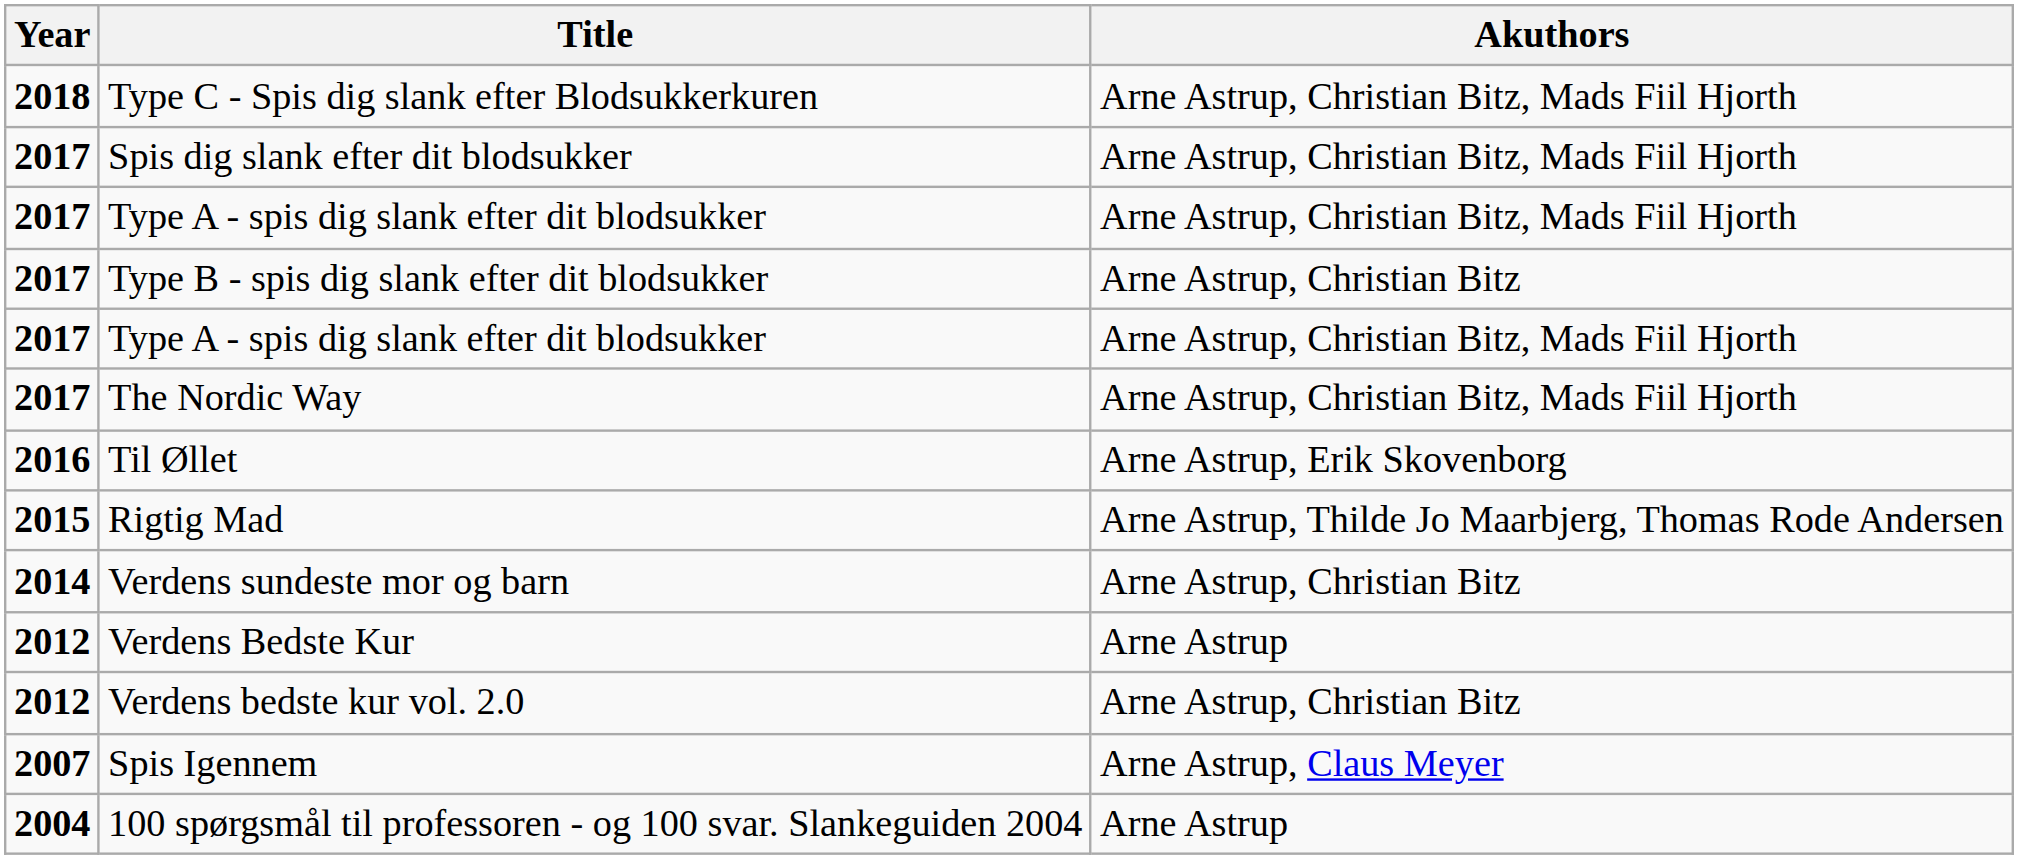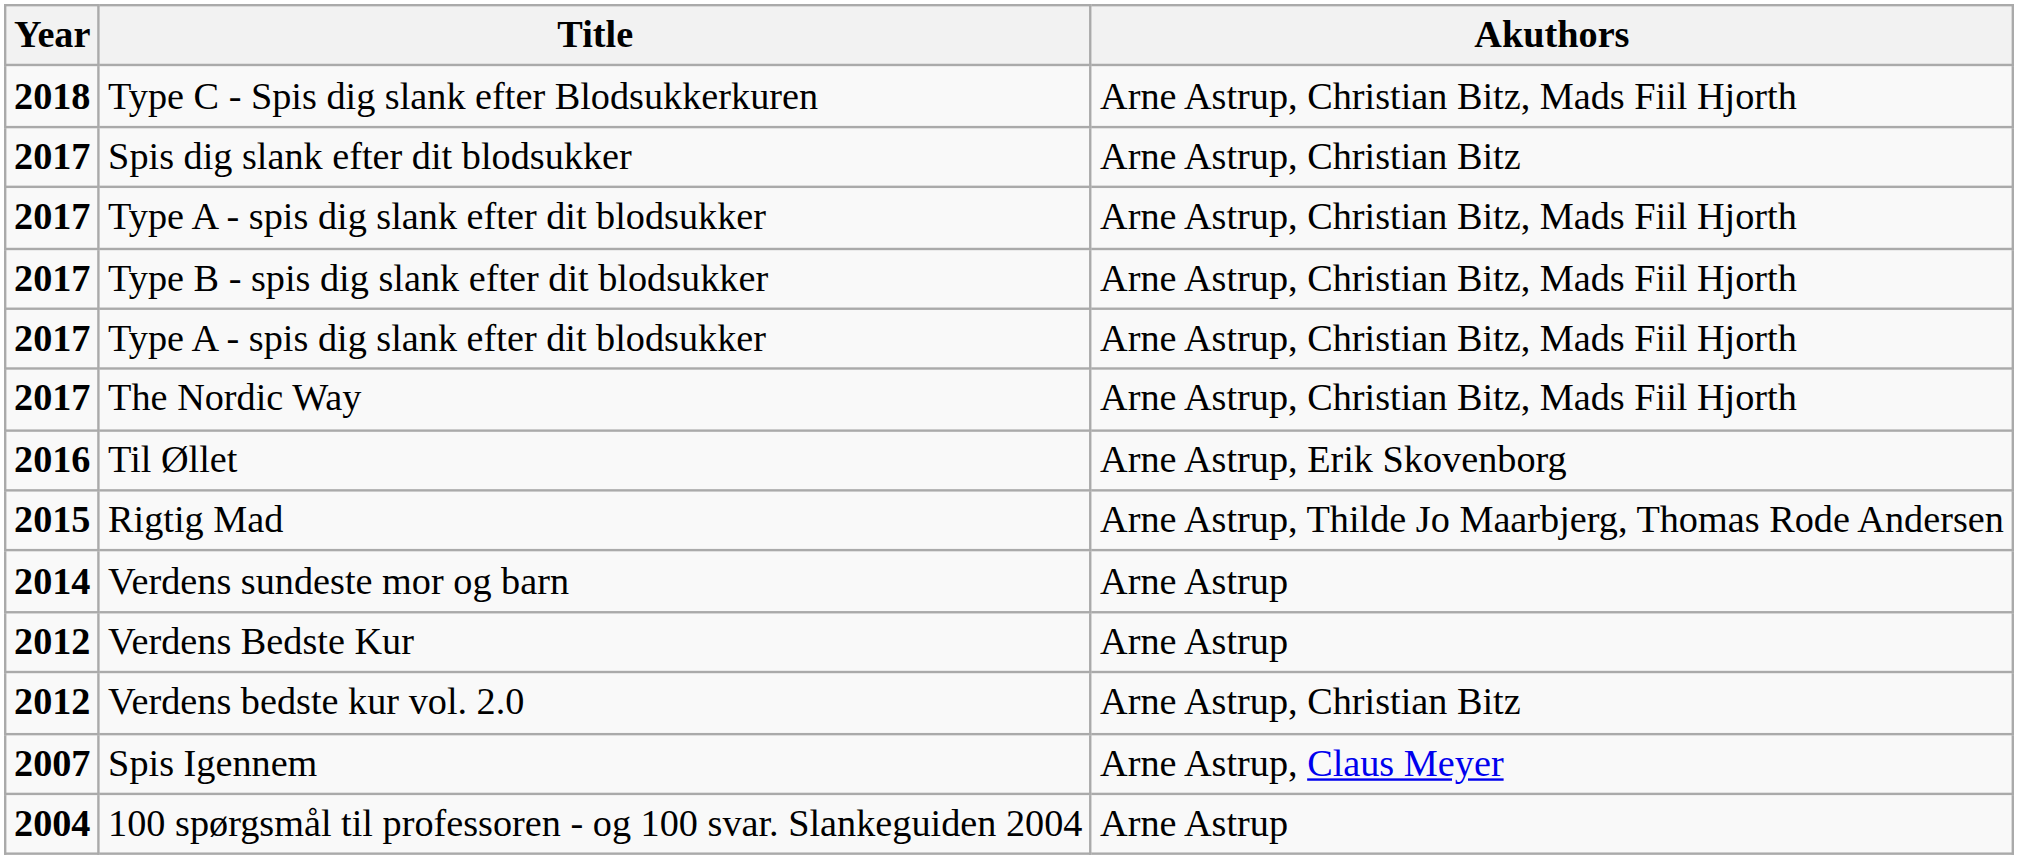(1448, 156) Arne Astrup, Christian Bitz, Mads Fiil Hjorth -> (1310, 156) Arne Astrup, Christian Bitz
(1310, 277) Arne Astrup, Christian Bitz -> (1448, 277) Arne Astrup, Christian Bitz, Mads Fiil Hjorth
(1310, 580) Arne Astrup, Christian Bitz -> (1194, 580) Arne Astrup
